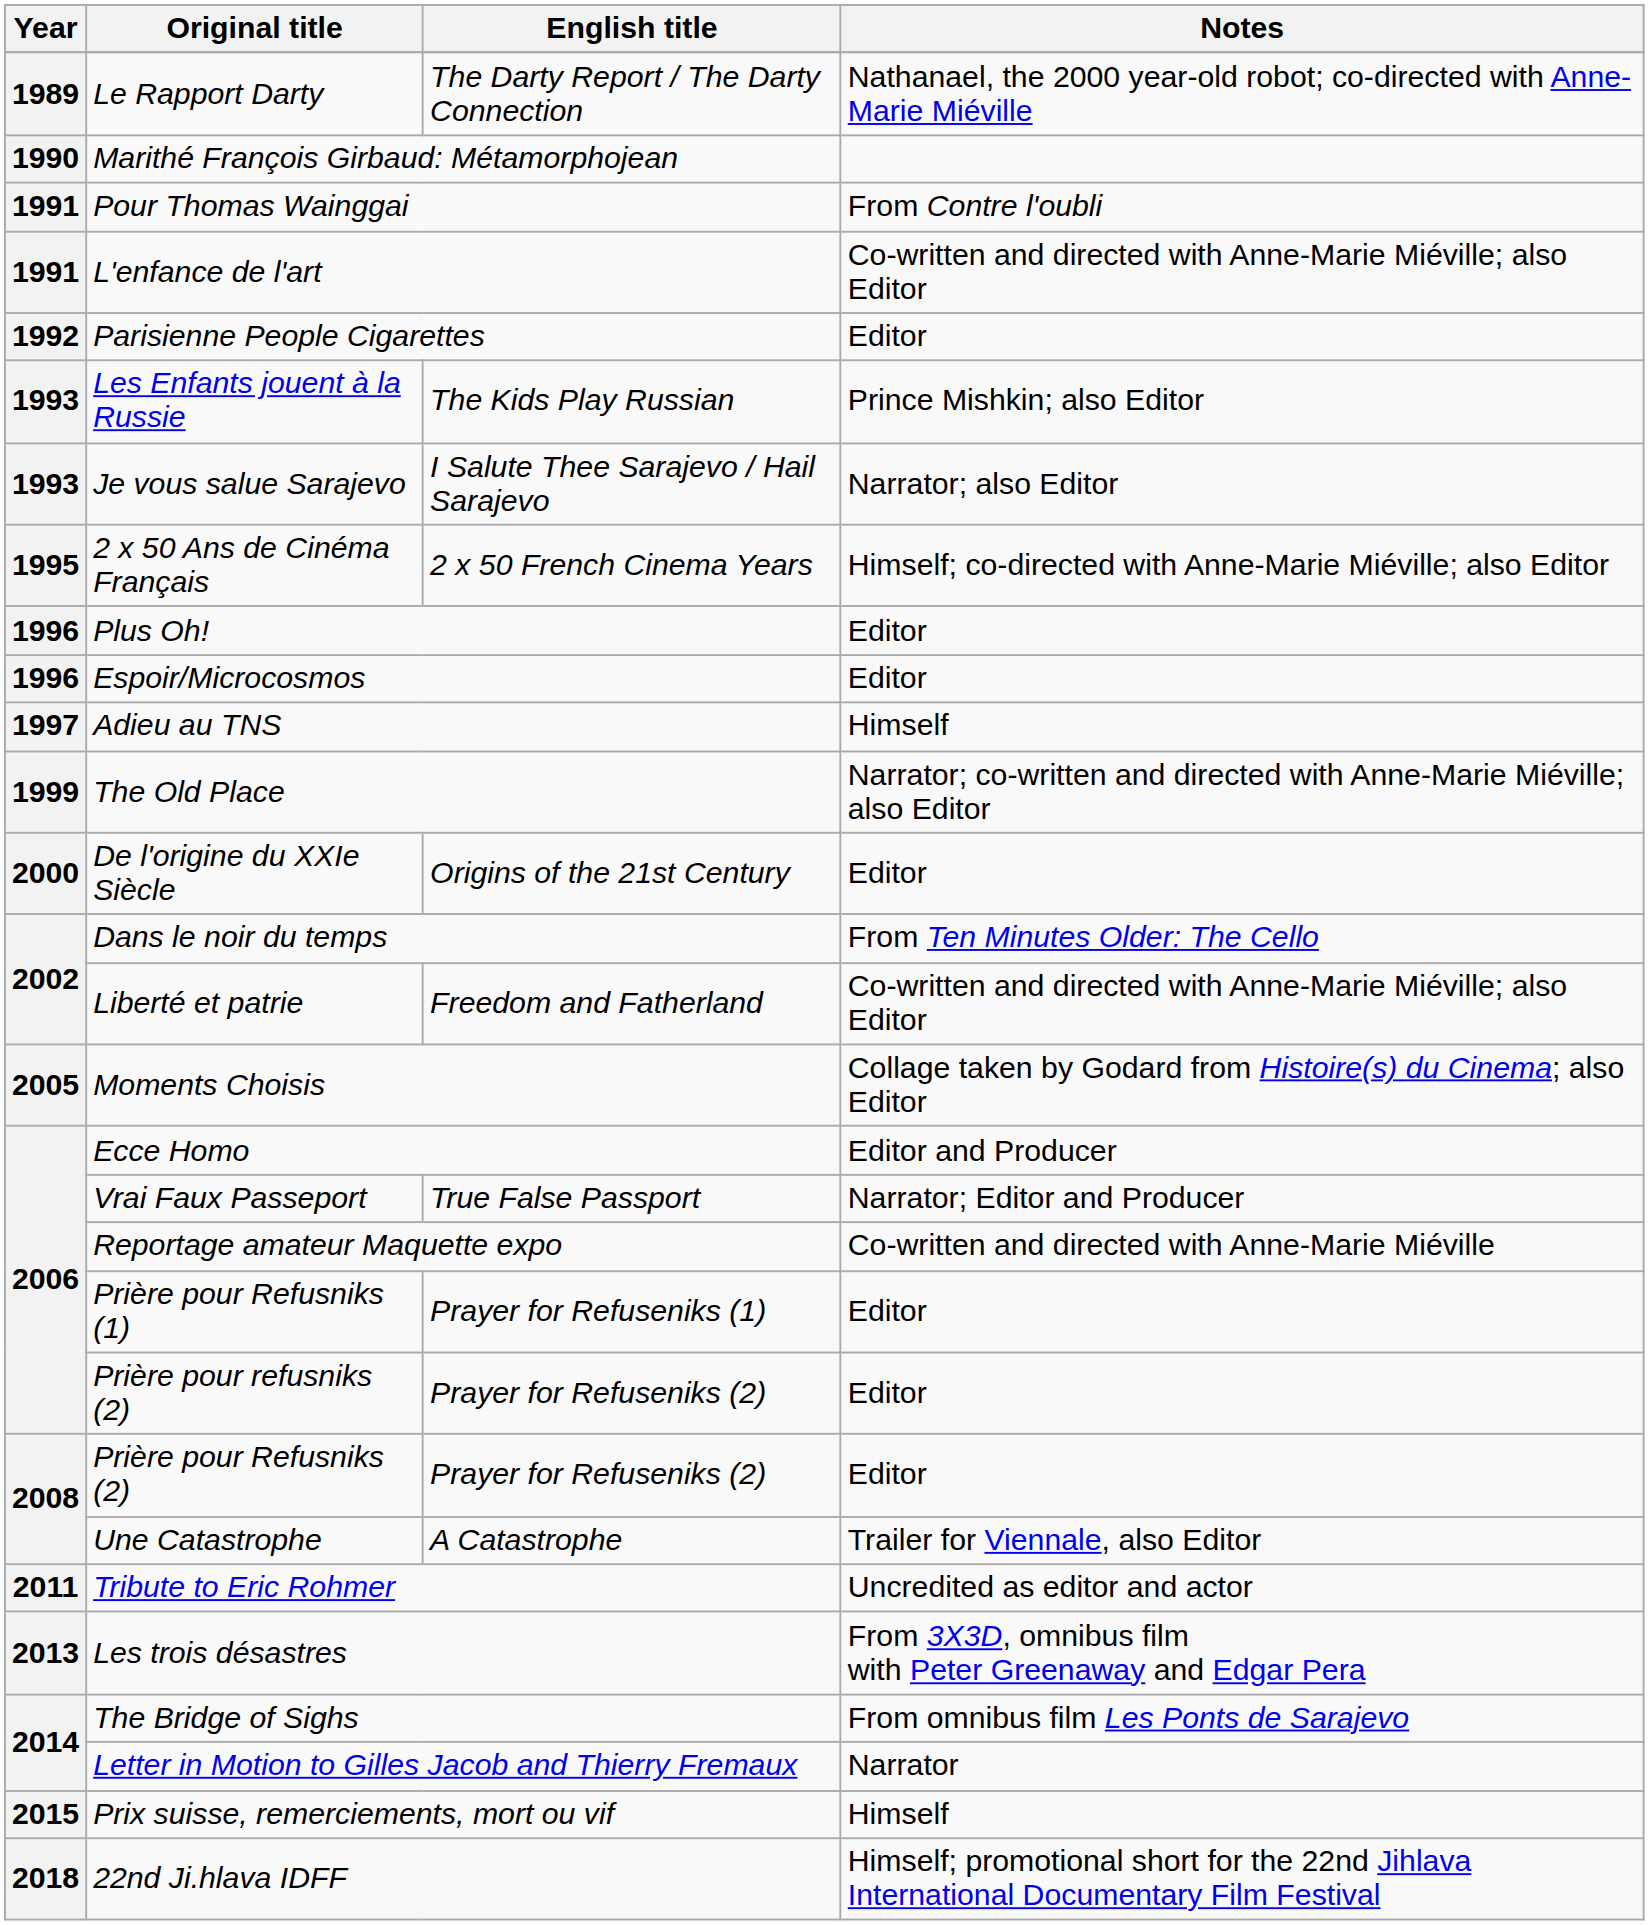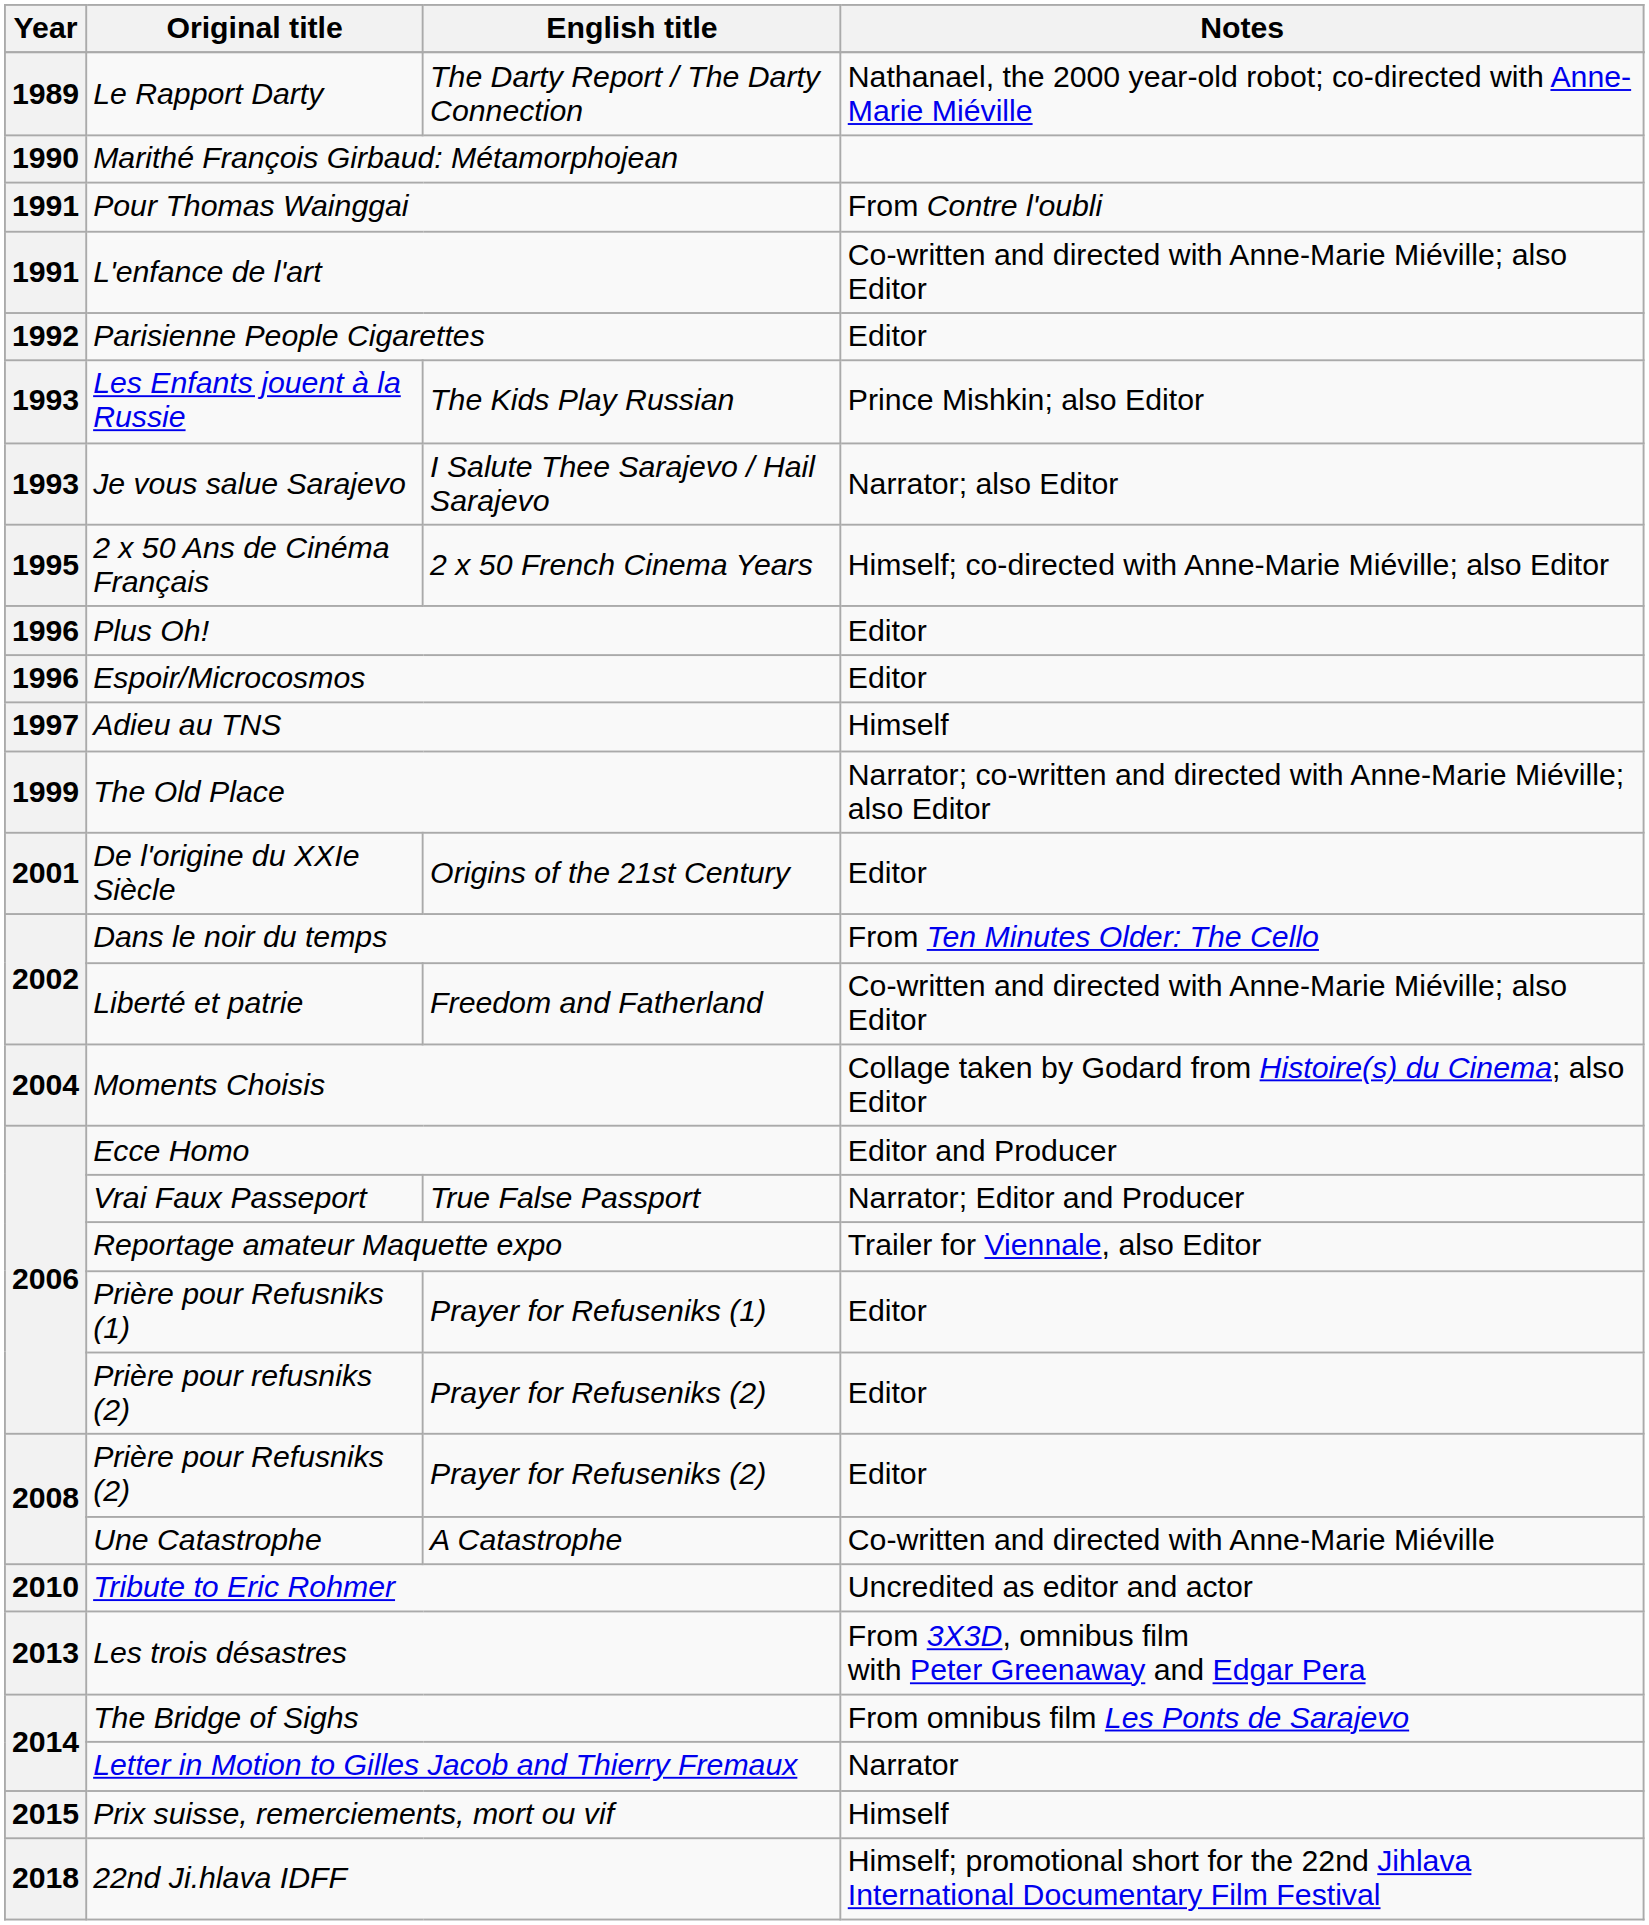(46, 873) 2000 -> (46, 873) 2001
(46, 1084) 2005 -> (46, 1084) 2004
(1171, 1245) Co-written and directed with Anne-Marie Miéville -> (1055, 1245) Trailer for Viennale, also Editor
(1055, 1539) Trailer for Viennale, also Editor -> (1171, 1539) Co-written and directed with Anne-Marie Miéville
(46, 1587) 2011 -> (46, 1587) 2010
